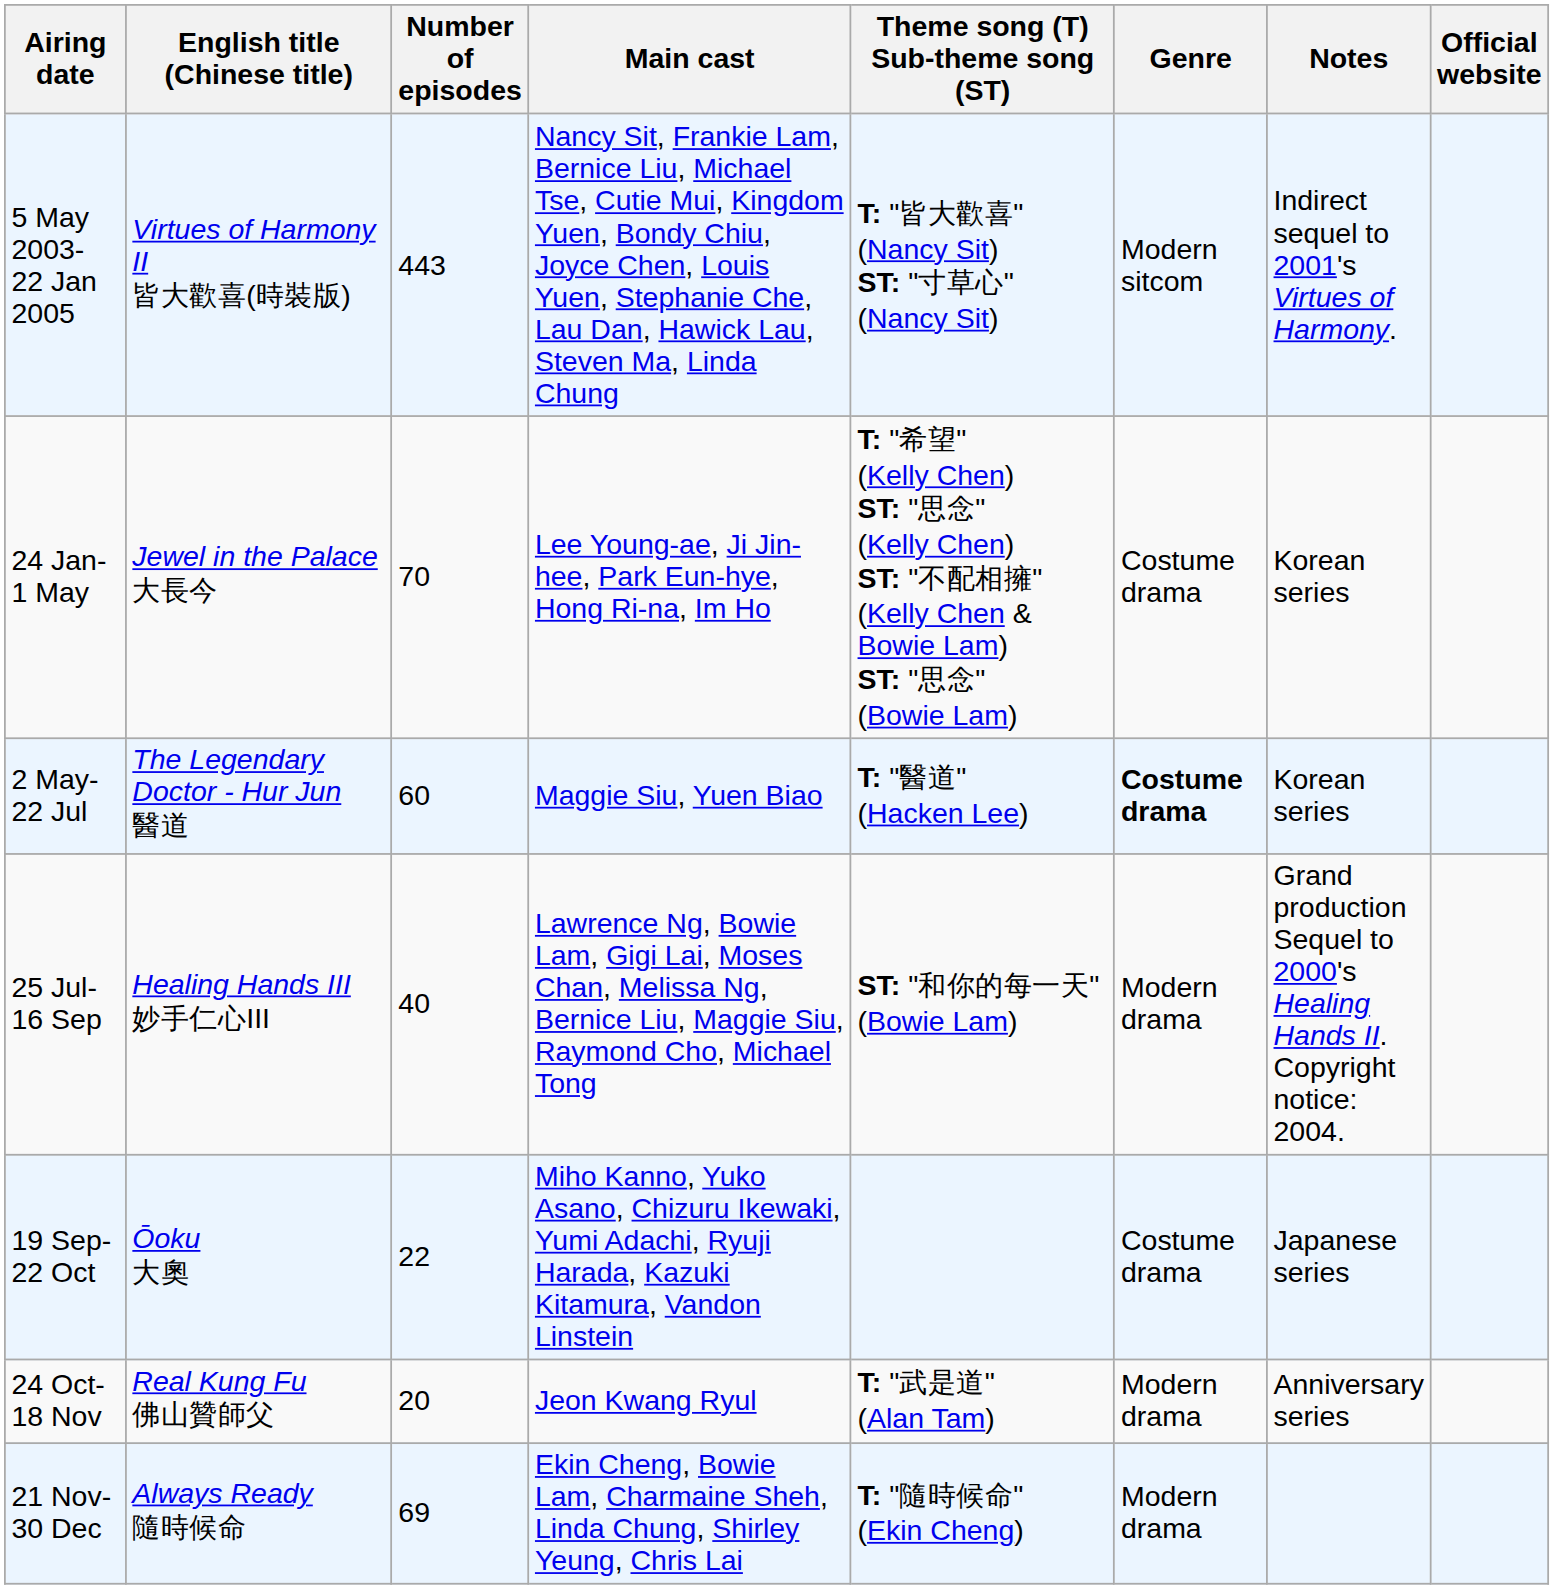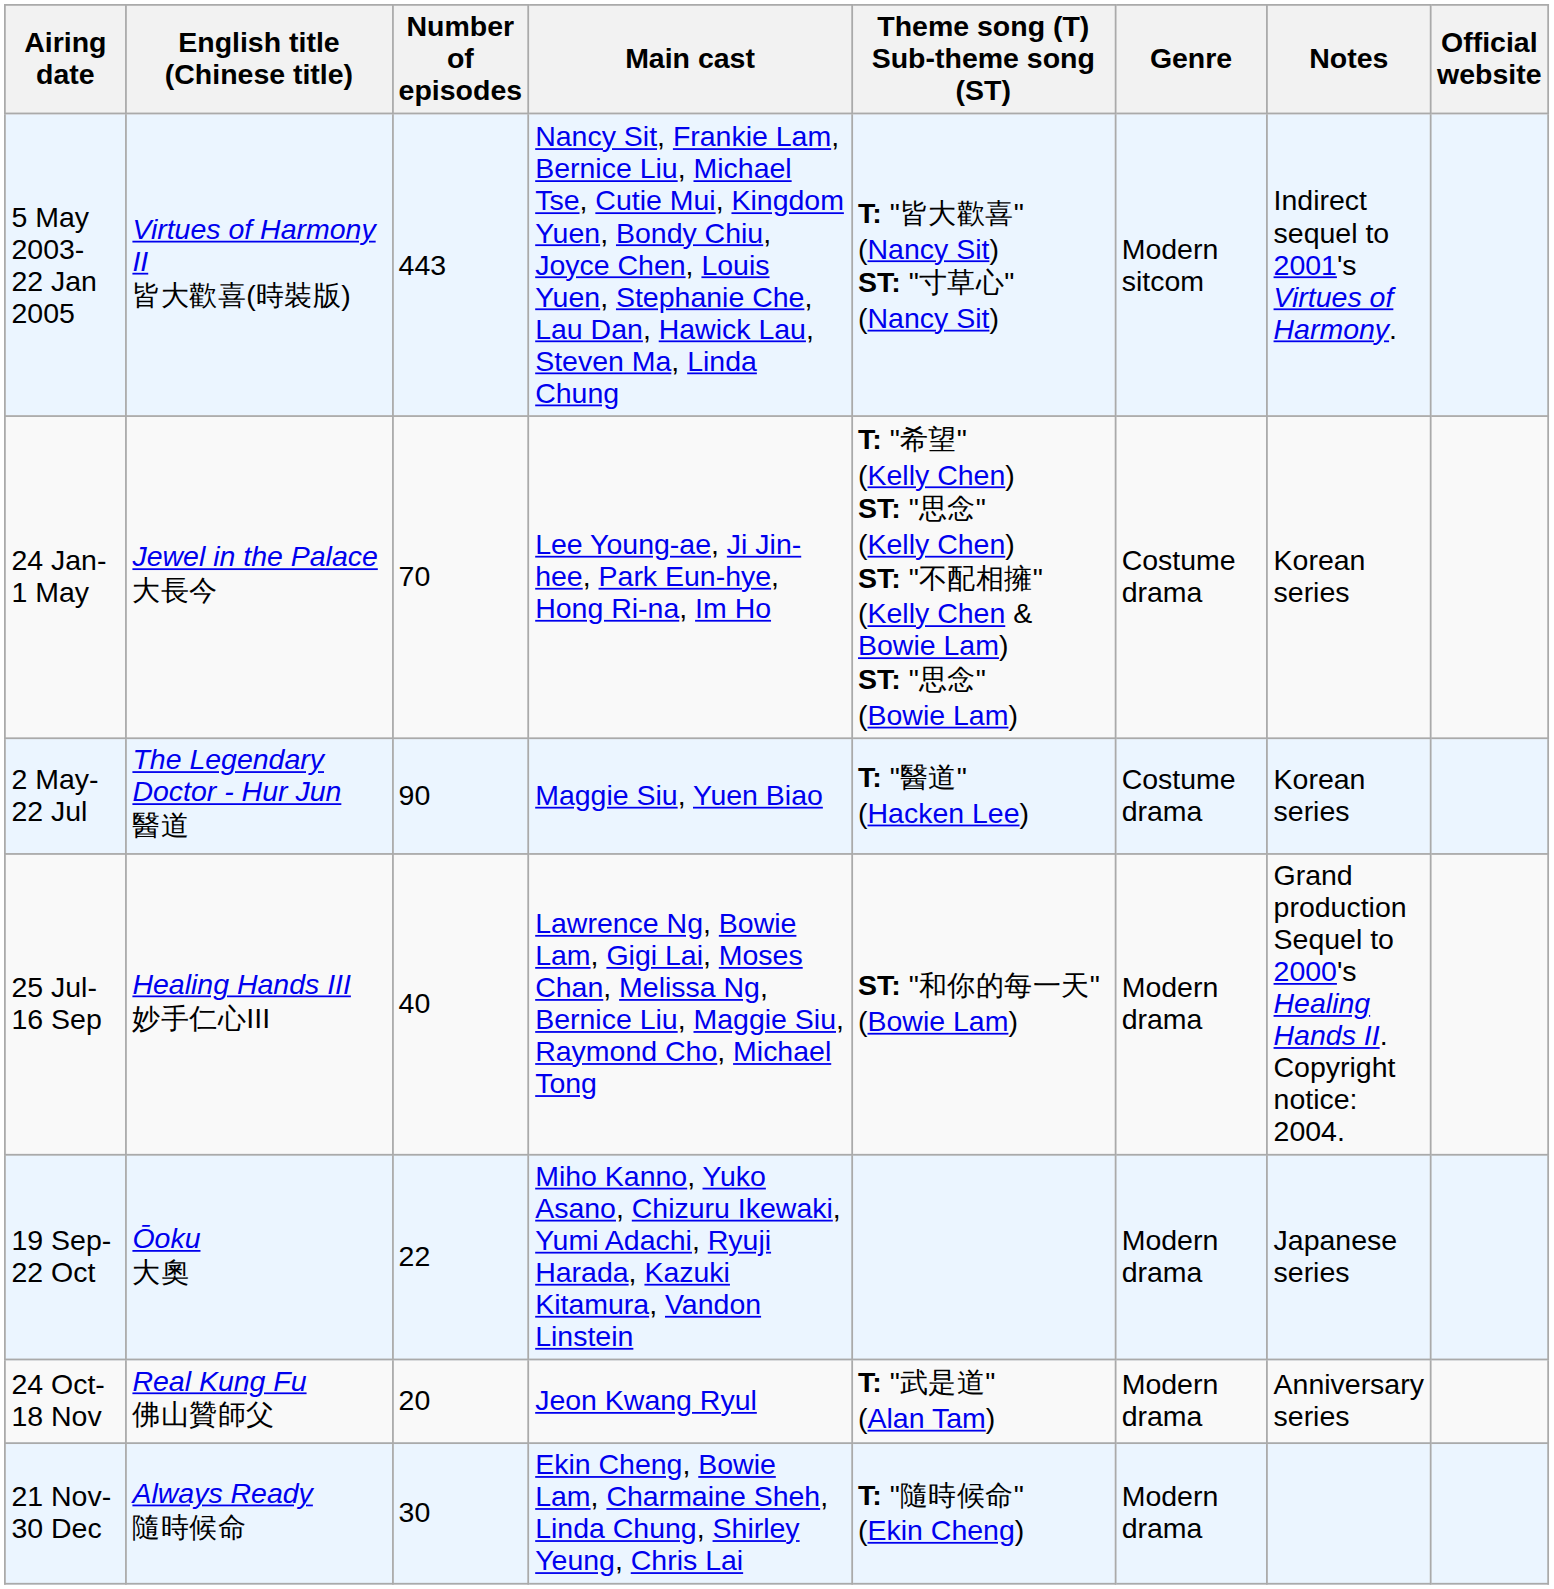(414, 795) 60 -> (414, 795) 90
(1182, 795) bold -> (1179, 795) normal
(1178, 1256) Costume drama -> (1170, 1256) Modern drama
(414, 1512) 69 -> (414, 1512) 30
